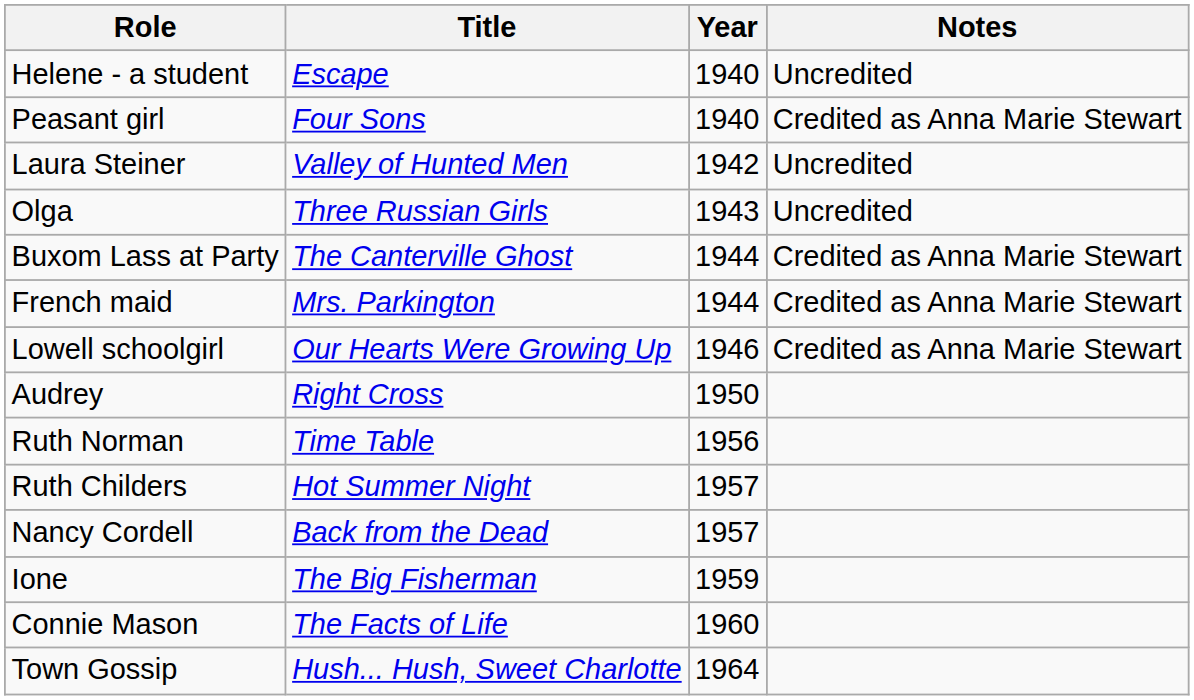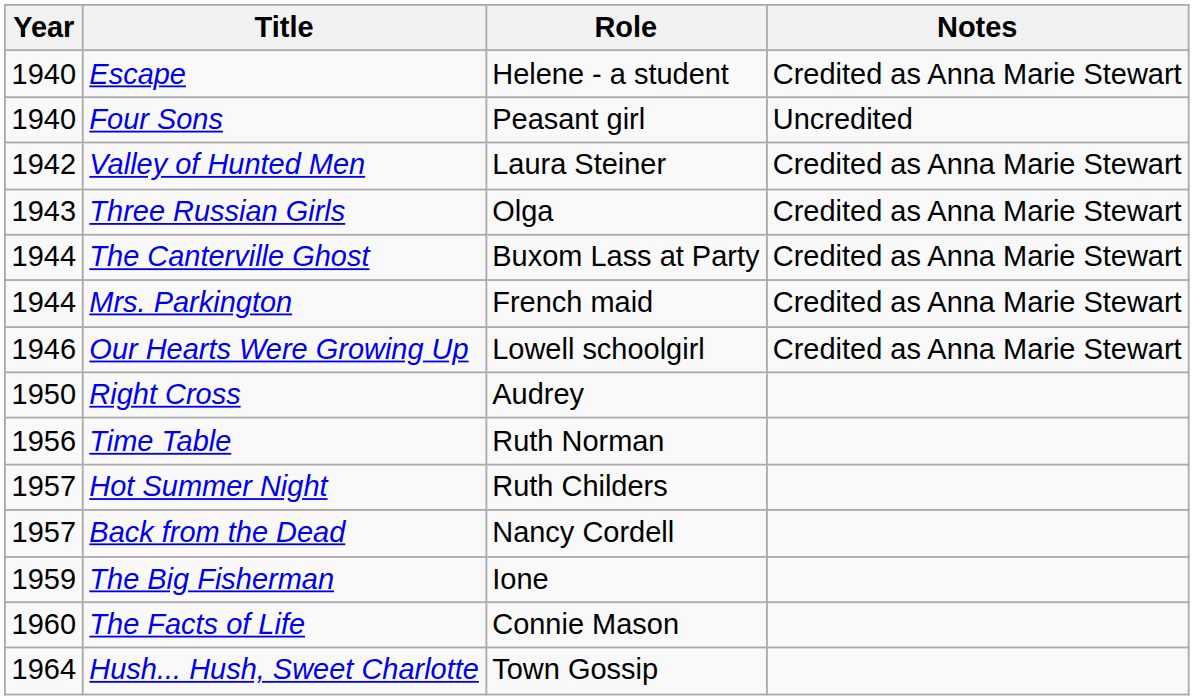columns swapped: (727, 27) <-> (145, 27)
(843, 73) Uncredited -> (977, 73) Credited as Anna Marie Stewart
(977, 119) Credited as Anna Marie Stewart -> (843, 119) Uncredited
(843, 165) Uncredited -> (977, 165) Credited as Anna Marie Stewart
(843, 211) Uncredited -> (977, 211) Credited as Anna Marie Stewart
